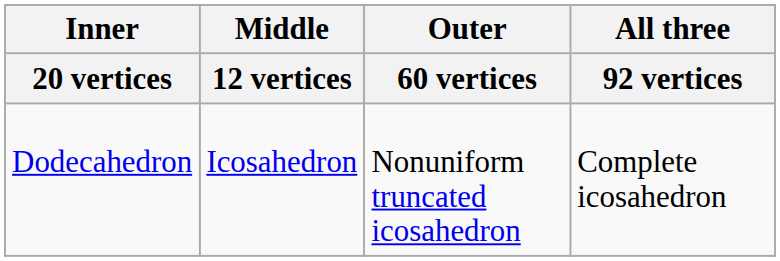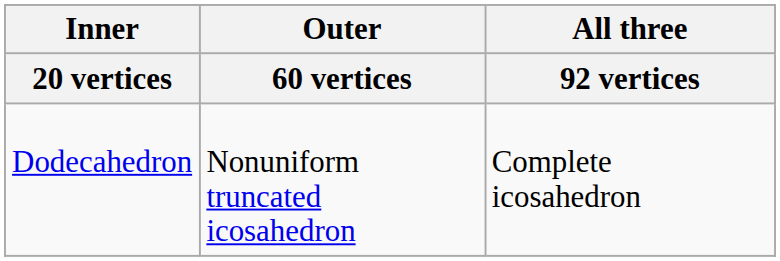- column: (282, 77)
